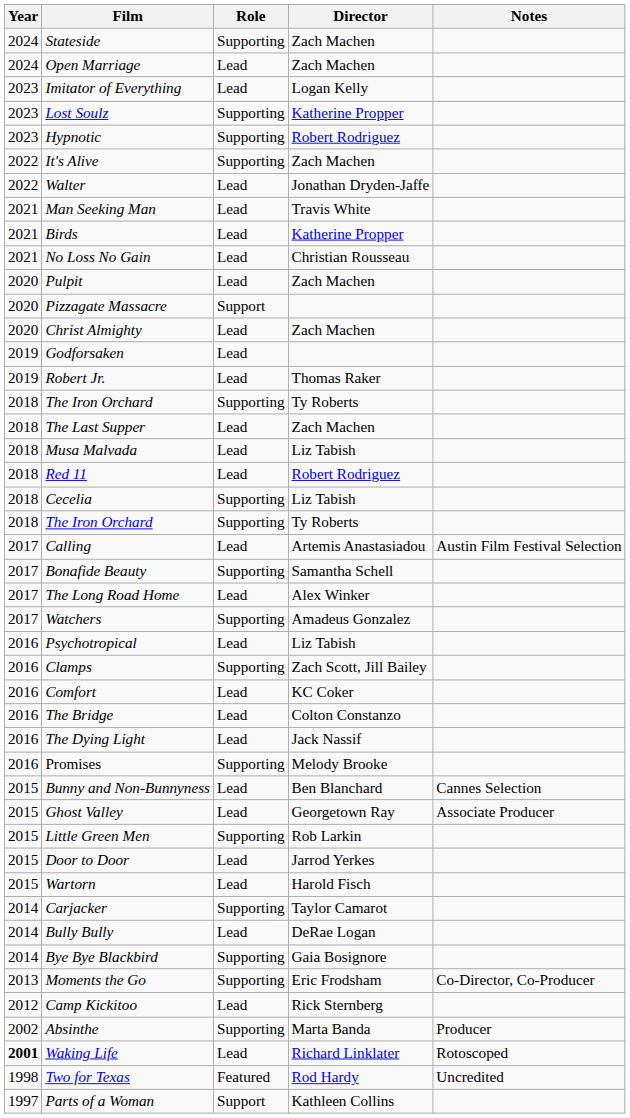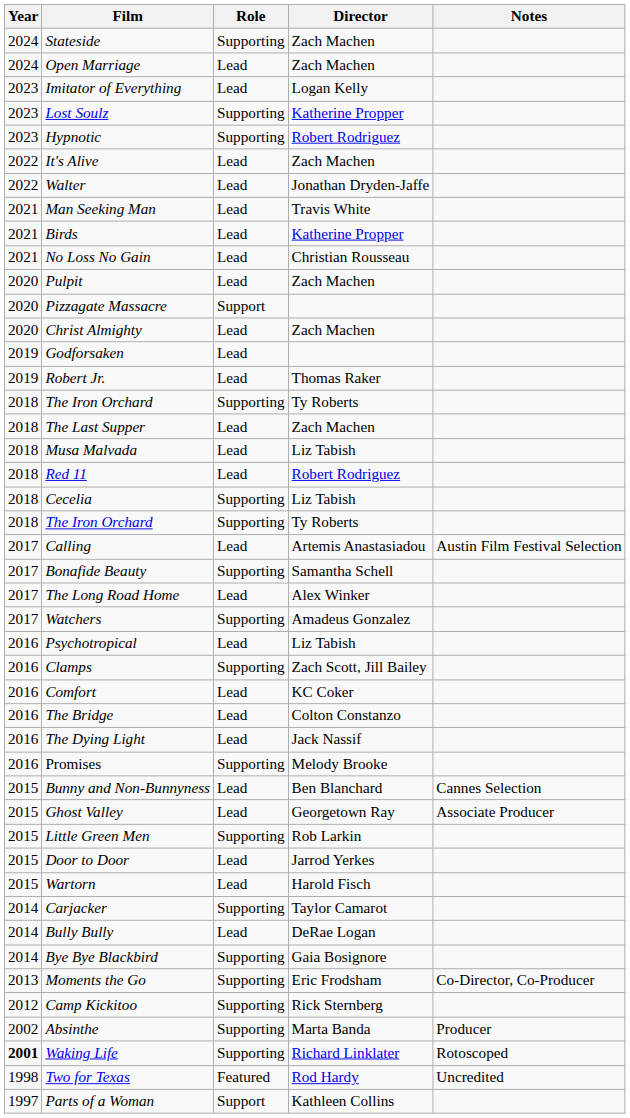(251, 161) Supporting -> (232, 161) Lead
(232, 1004) Lead -> (251, 1004) Supporting
(232, 1053) Lead -> (251, 1053) Supporting
